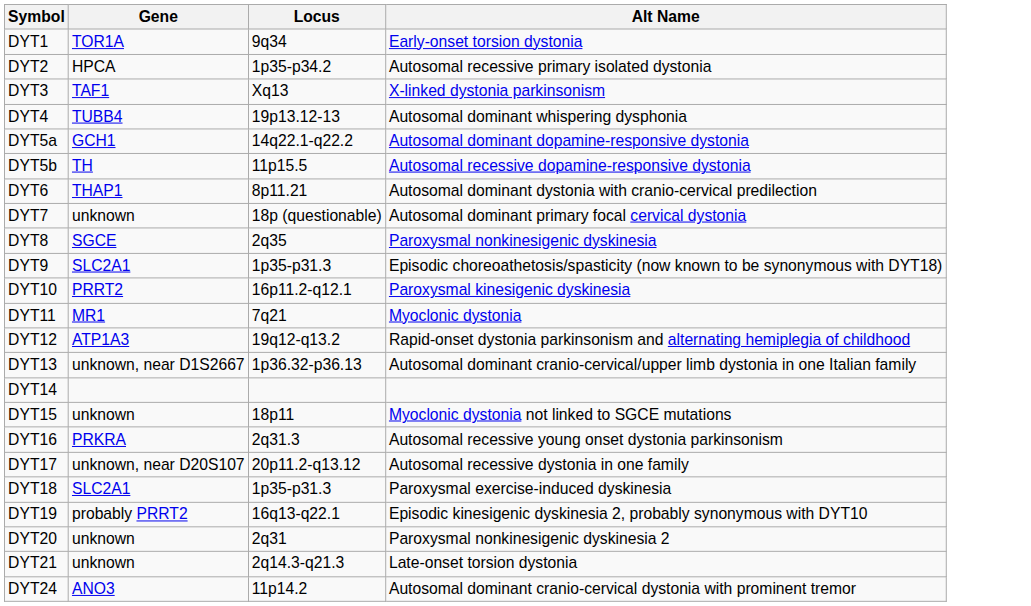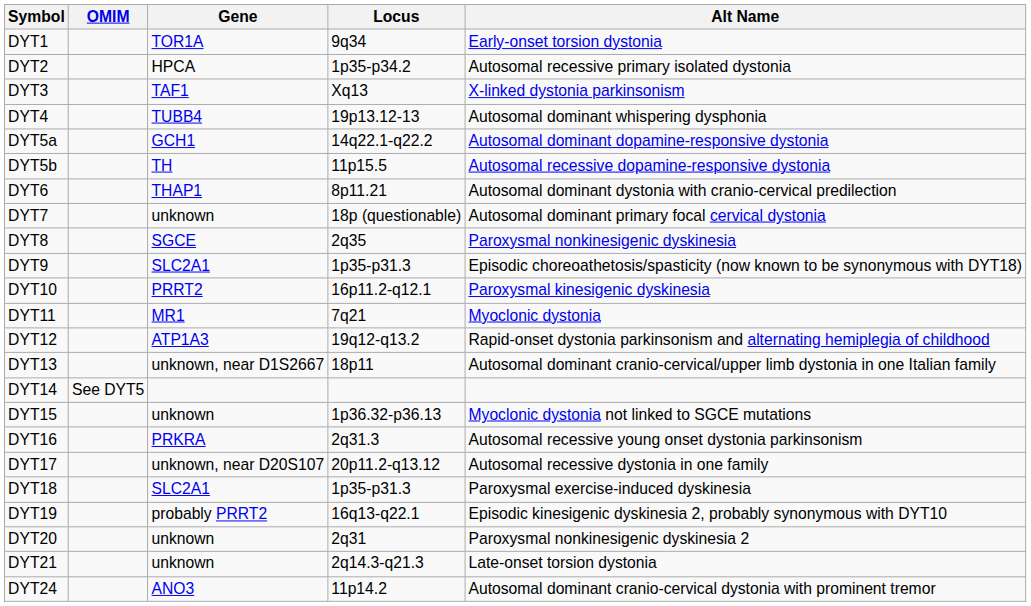+ column: (108, 16)
(307, 365) 1p36.32-p36.13 -> (353, 365) 18p11
(273, 414) 18p11 -> (386, 414) 1p36.32-p36.13
